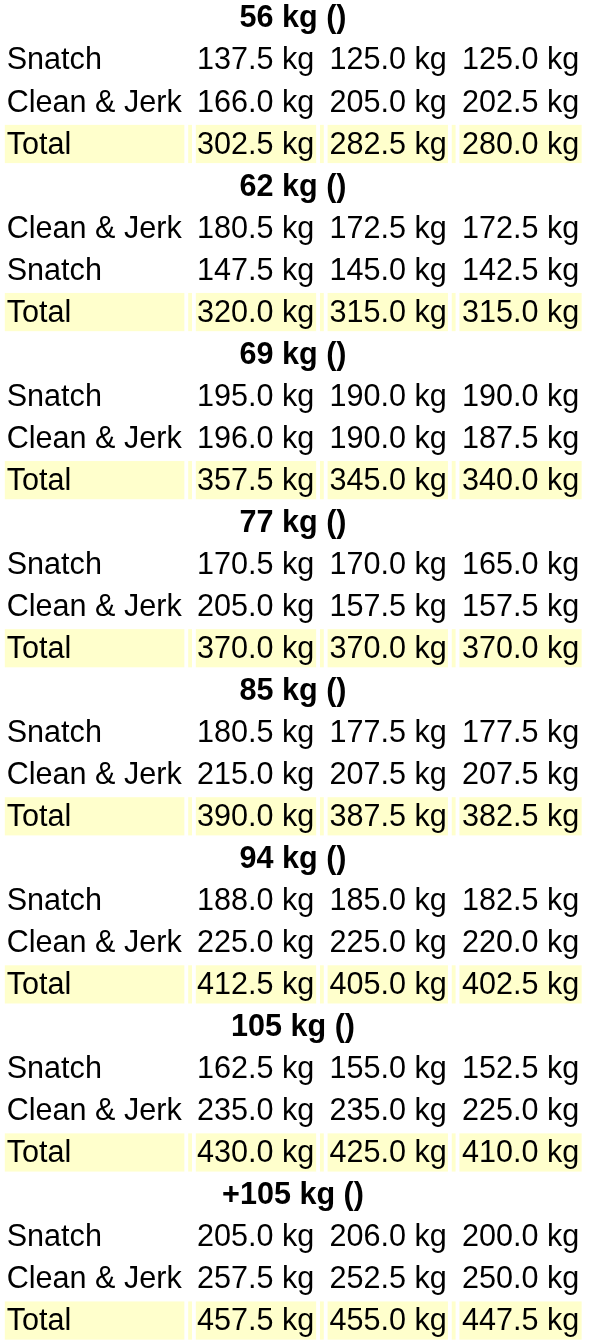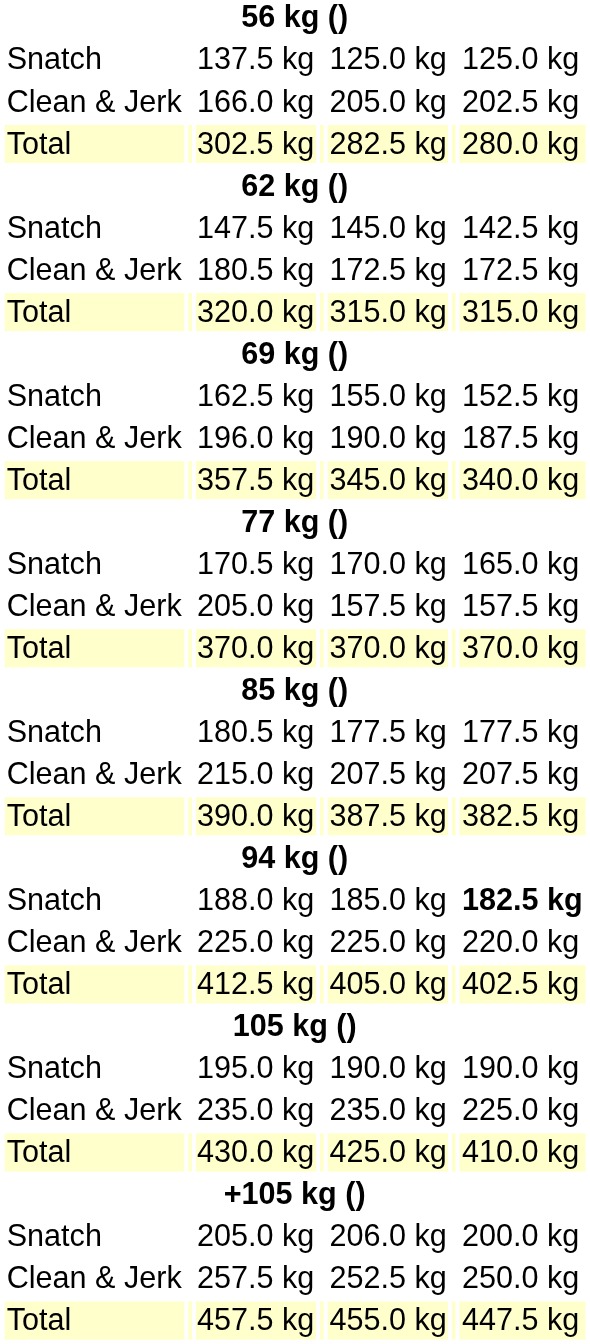rows swapped: (54, 269) <-> (94, 227)
rows swapped: (54, 1067) <-> (54, 395)
(521, 899) normal -> (522, 899) bold
